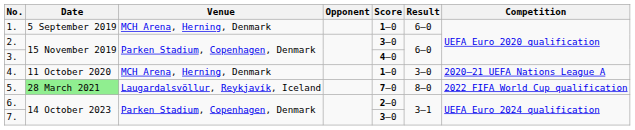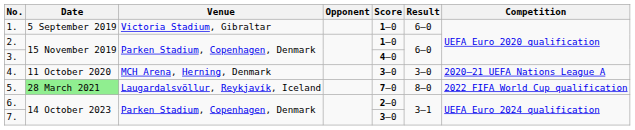(196, 27) MCH Arena, Herning, Denmark -> (196, 27) Victoria Stadium, Gibraltar
(388, 42) 3–0 -> (388, 42) 1–0
(388, 72) 1–0 -> (388, 72) 3–0
